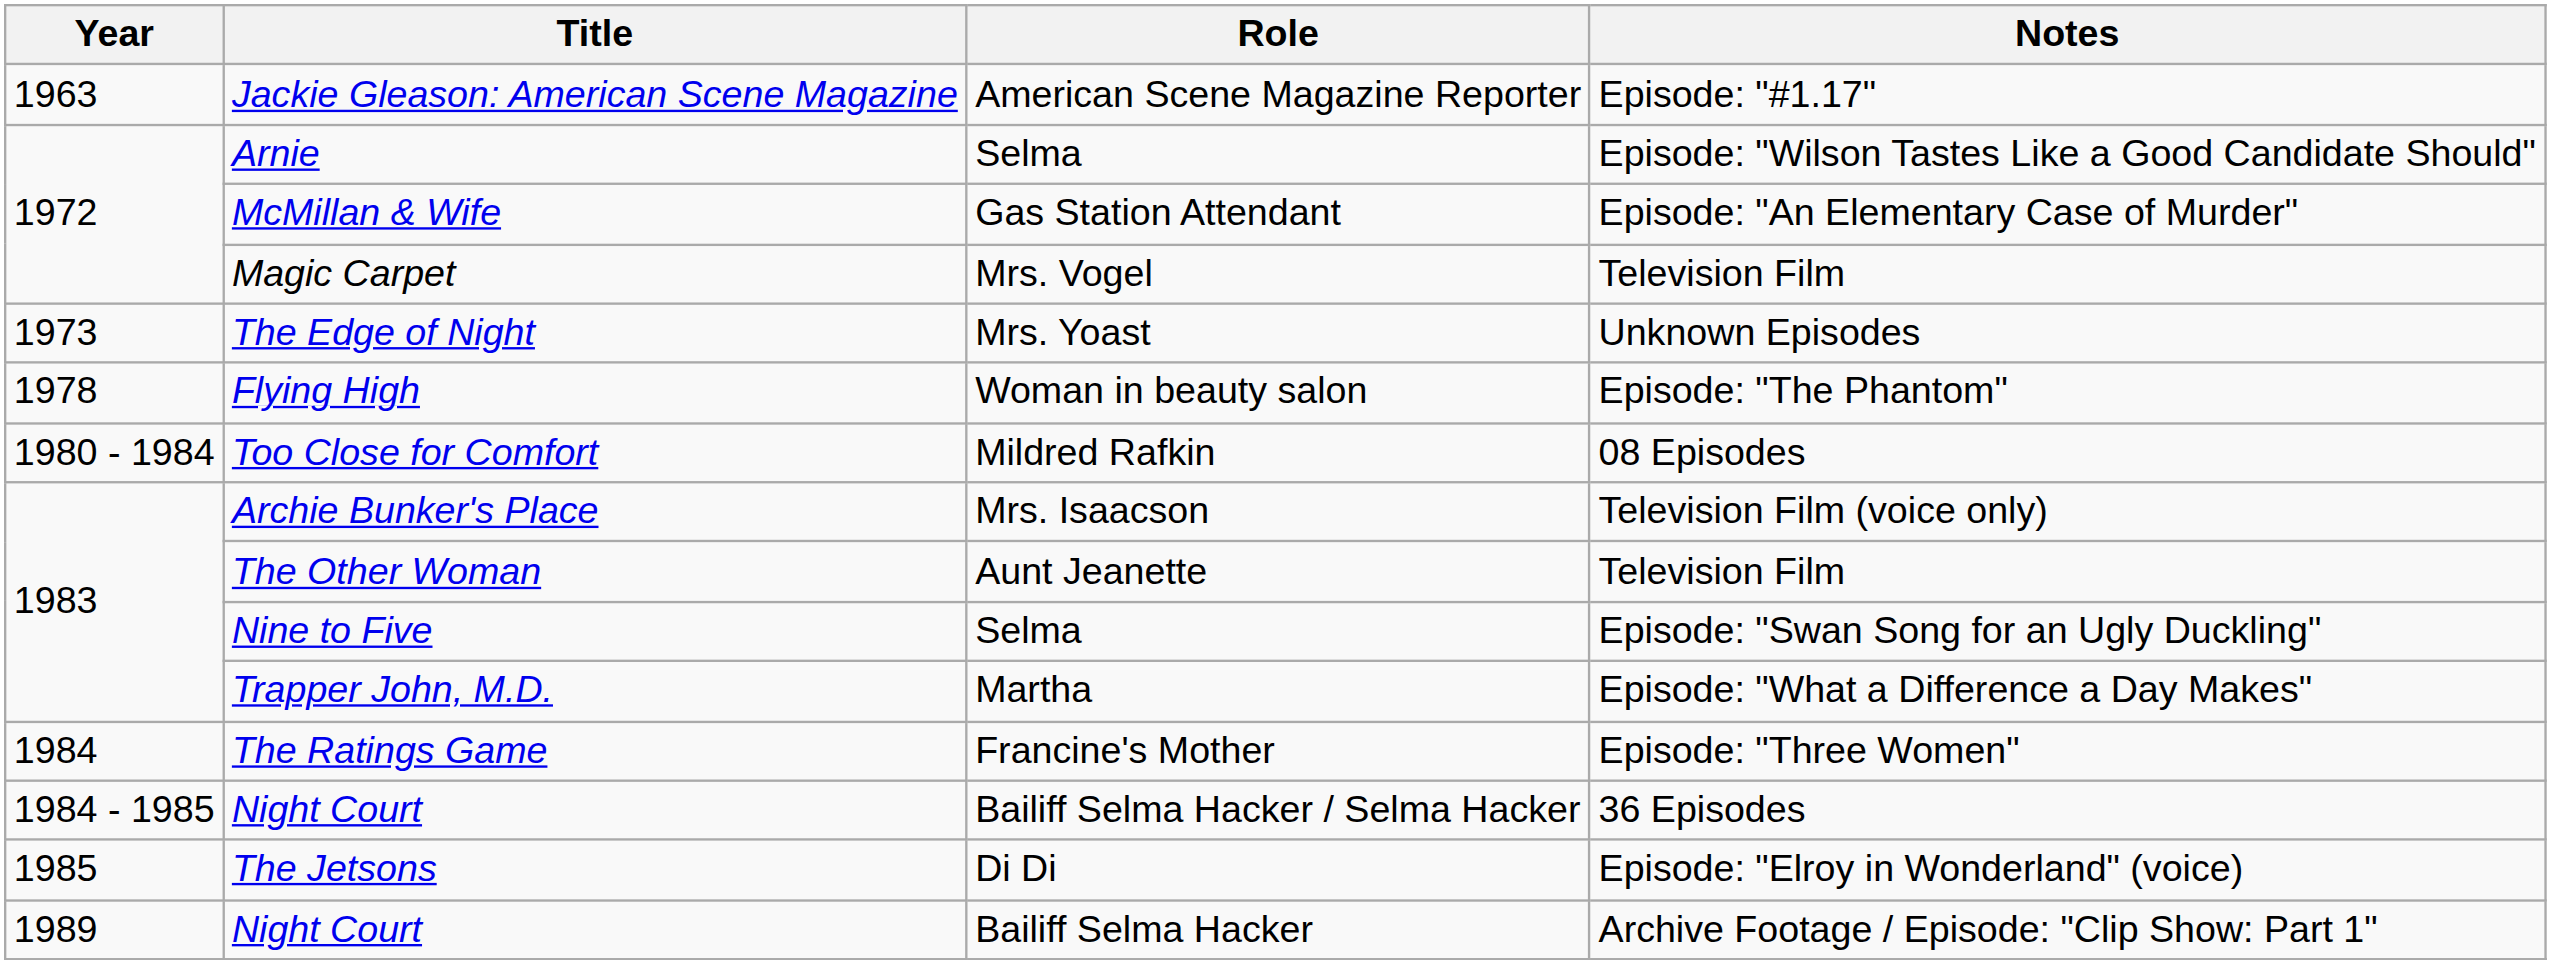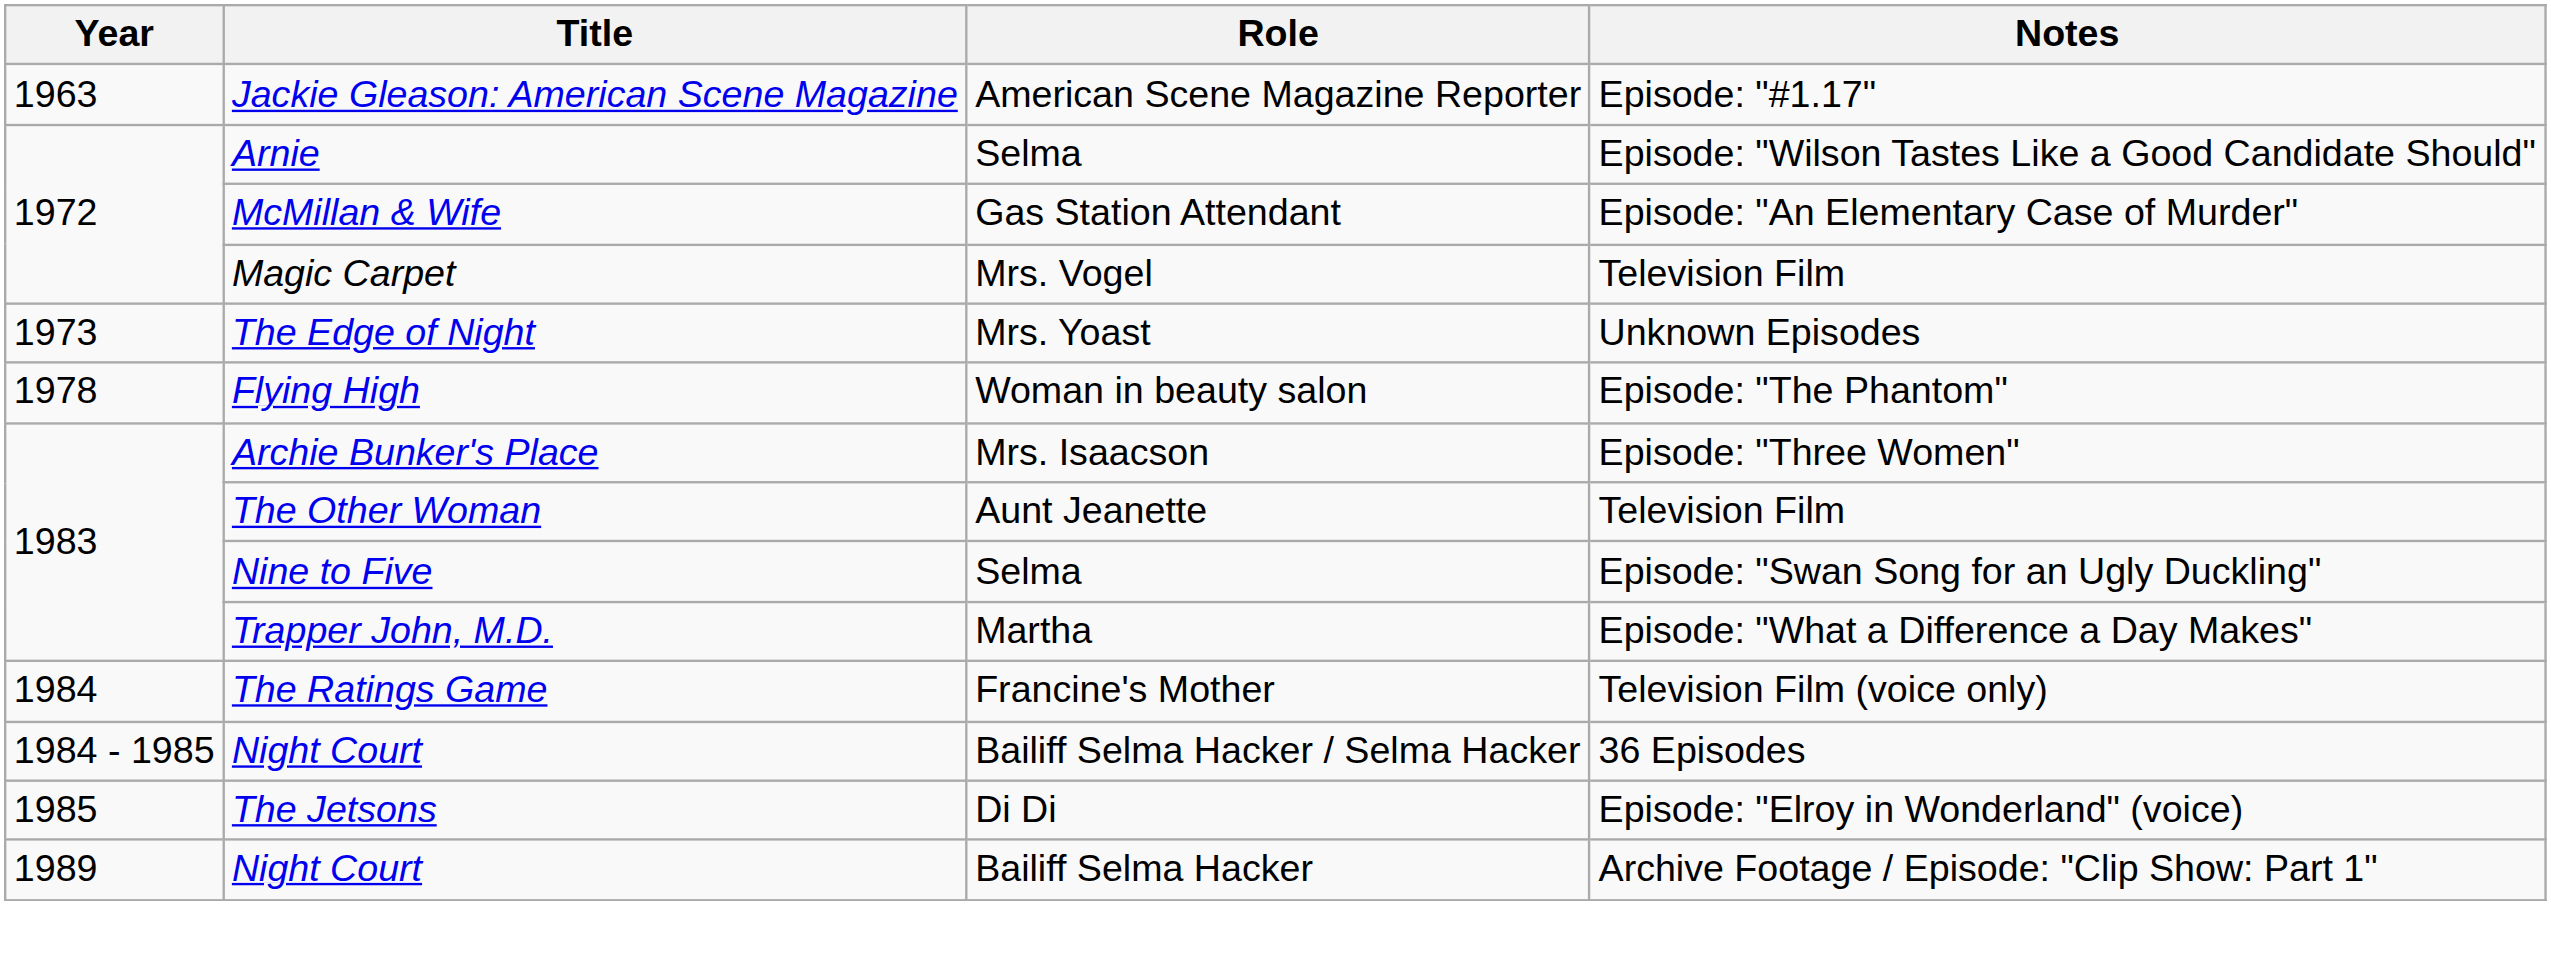- row: (415, 451)
(1823, 511) Television Film (voice only) -> (1809, 451) Episode: "Three Women"
(1809, 749) Episode: "Three Women" -> (1823, 690) Television Film (voice only)
